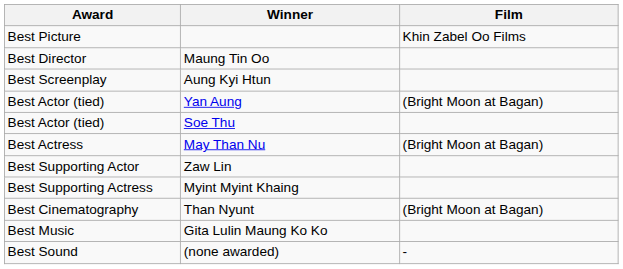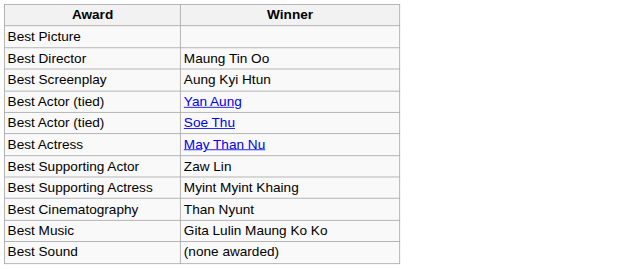- column: (509, 15)
